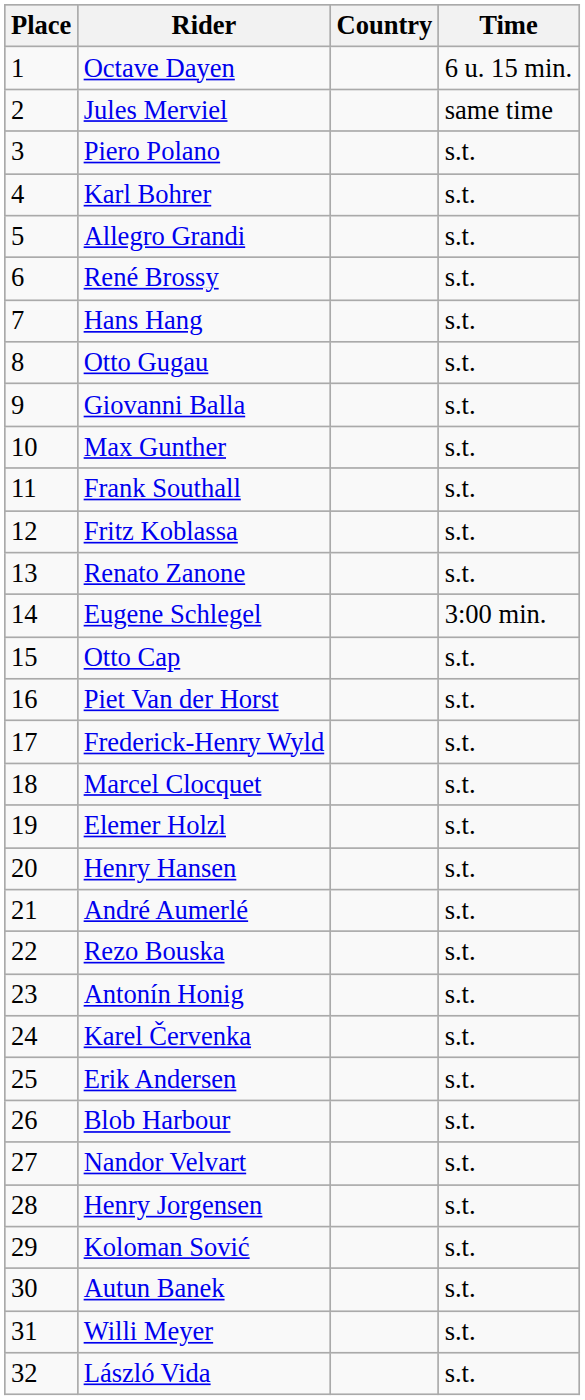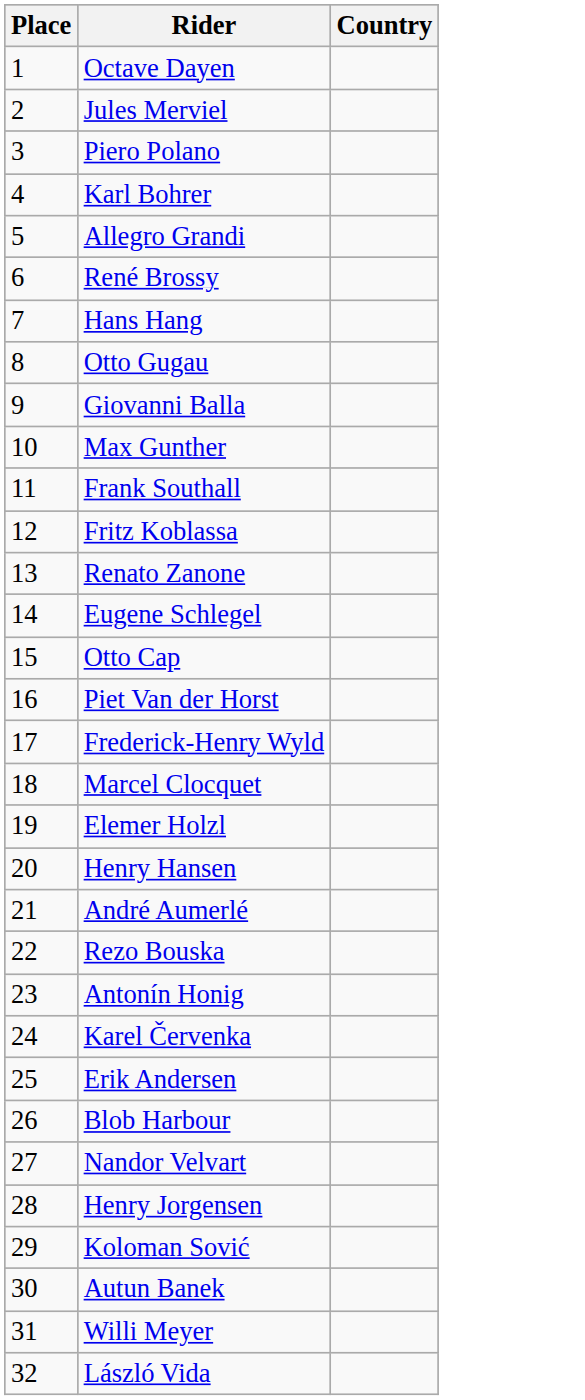- column: (508, 25)
